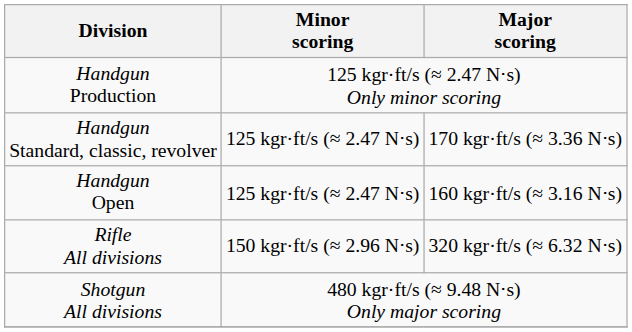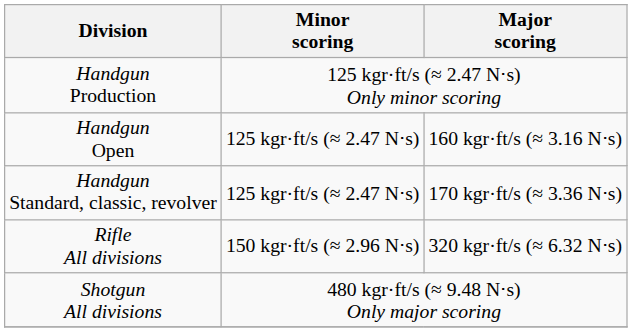rows swapped: (113, 139) <-> (113, 192)
